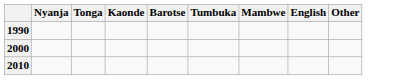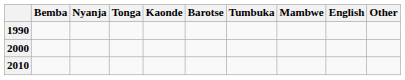+ column: (51, 13)
